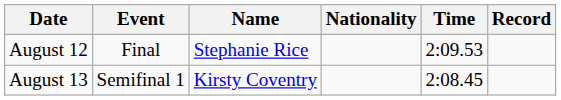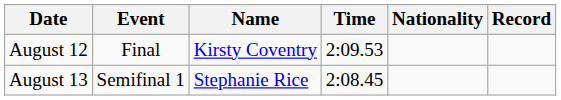columns swapped: (371, 19) <-> (454, 19)
(251, 49) Stephanie Rice -> (255, 49) Kirsty Coventry
(255, 79) Kirsty Coventry -> (251, 79) Stephanie Rice
